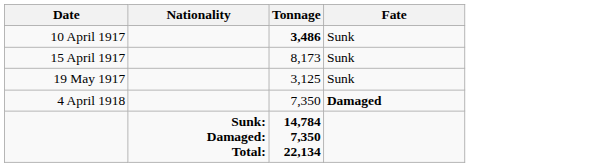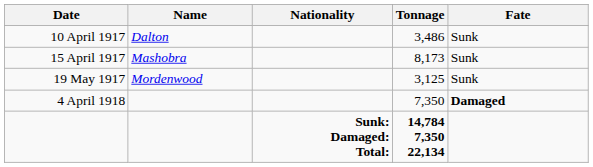+ column: (190, 15)
(306, 36) bold -> (429, 36) normal
